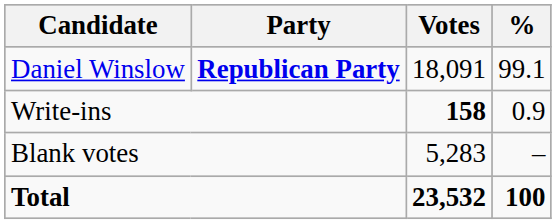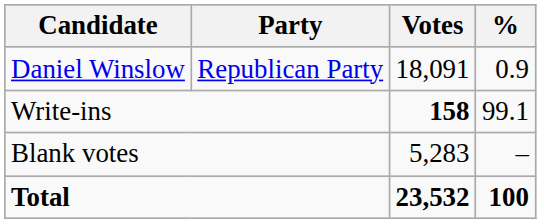(298, 68) bold -> (290, 68) normal
(522, 68) 99.1 -> (512, 68) 0.9
(529, 111) 0.9 -> (505, 111) 99.1
